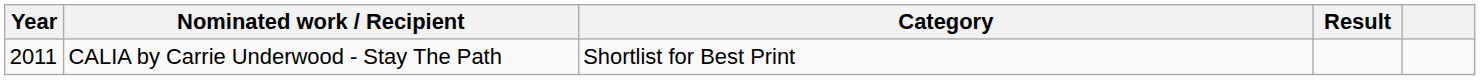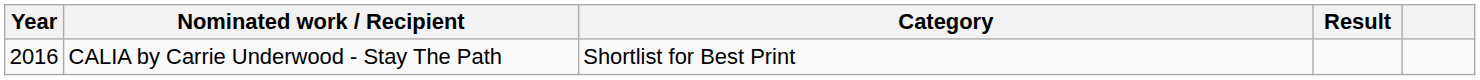(33, 56) 2011 -> (34, 56) 2016
